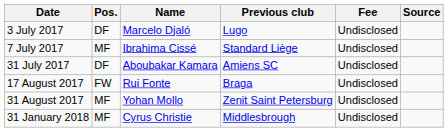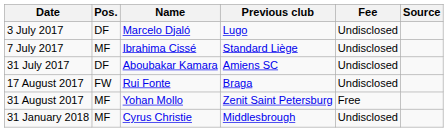(368, 100) Undisclosed -> (349, 100) Free
